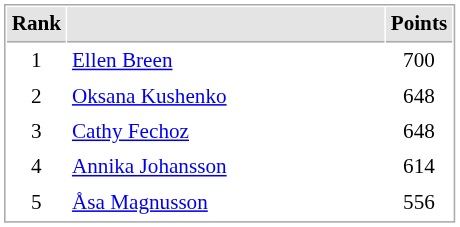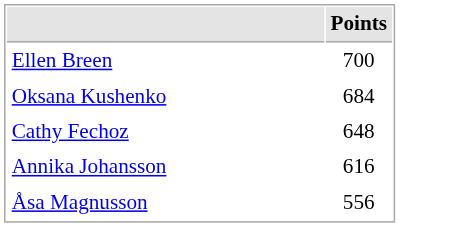- column: (36, 23)
(419, 96) 648 -> (359, 96) 684
(419, 166) 614 -> (359, 166) 616
